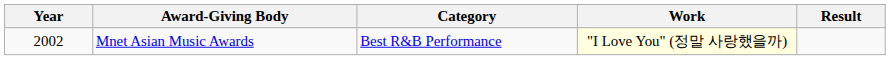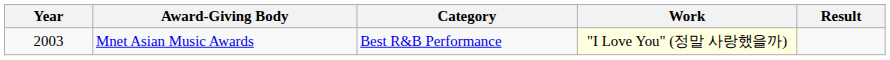(48, 41) 2002 -> (48, 41) 2003
